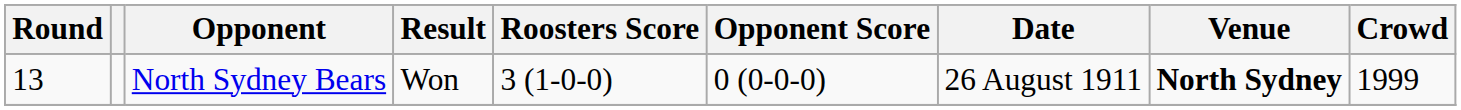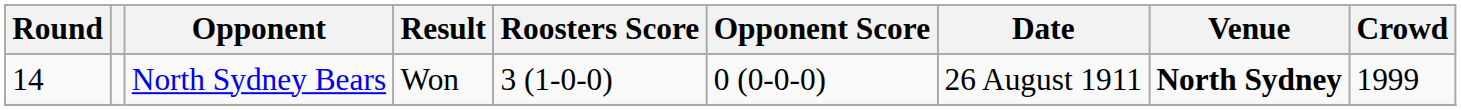(28, 79) 13 -> (28, 79) 14
